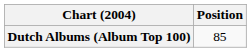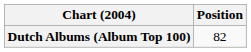(220, 36) 85 -> (220, 36) 82
